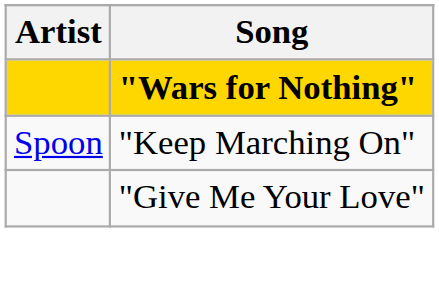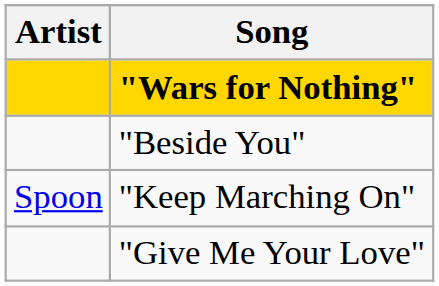+ row: (212, 142)
